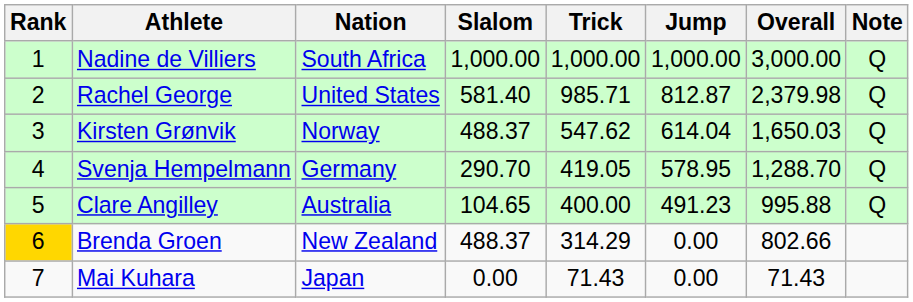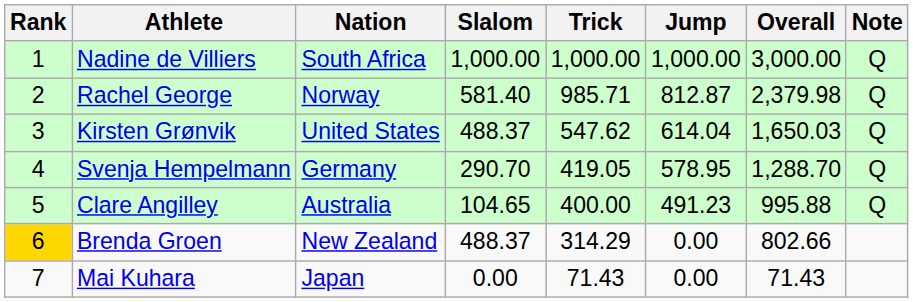(371, 95) United States -> (341, 95) Norway
(341, 132) Norway -> (371, 132) United States
